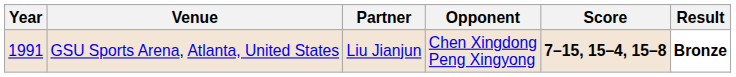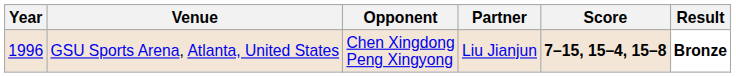columns swapped: (384, 17) <-> (483, 17)
(26, 51) 1991 -> (26, 51) 1996
